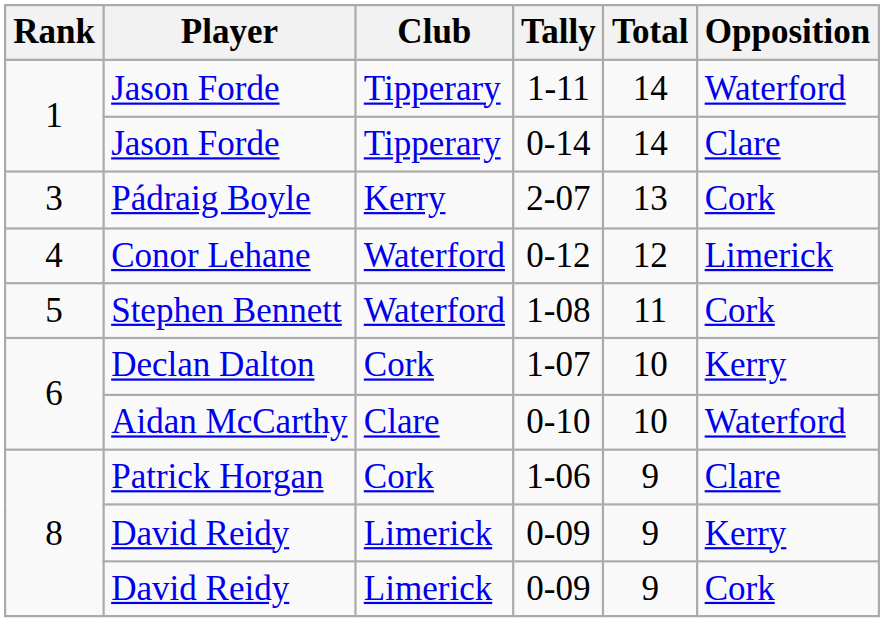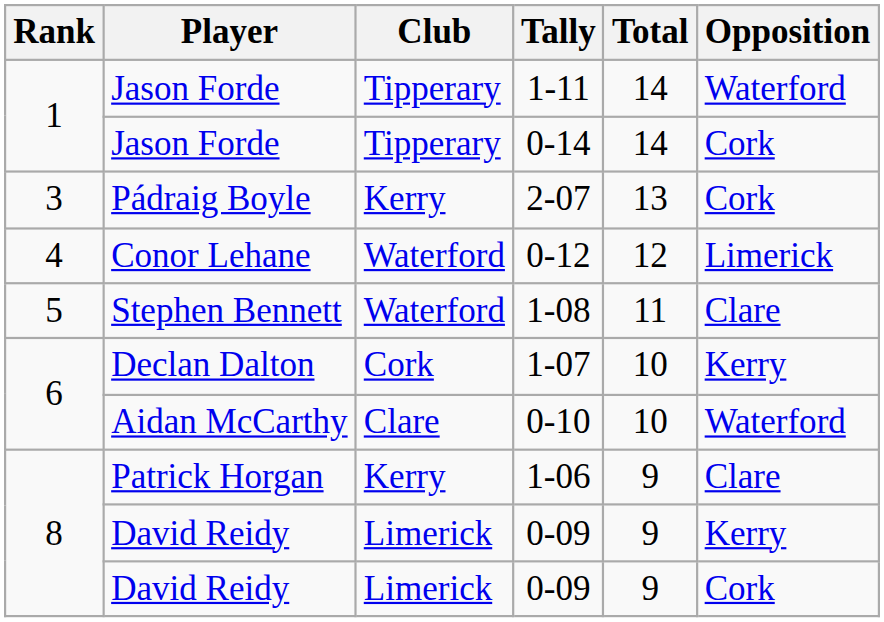(743, 143) Clare -> (740, 143) Cork
(740, 310) Cork -> (743, 310) Clare
(399, 476) Cork -> (405, 476) Kerry
